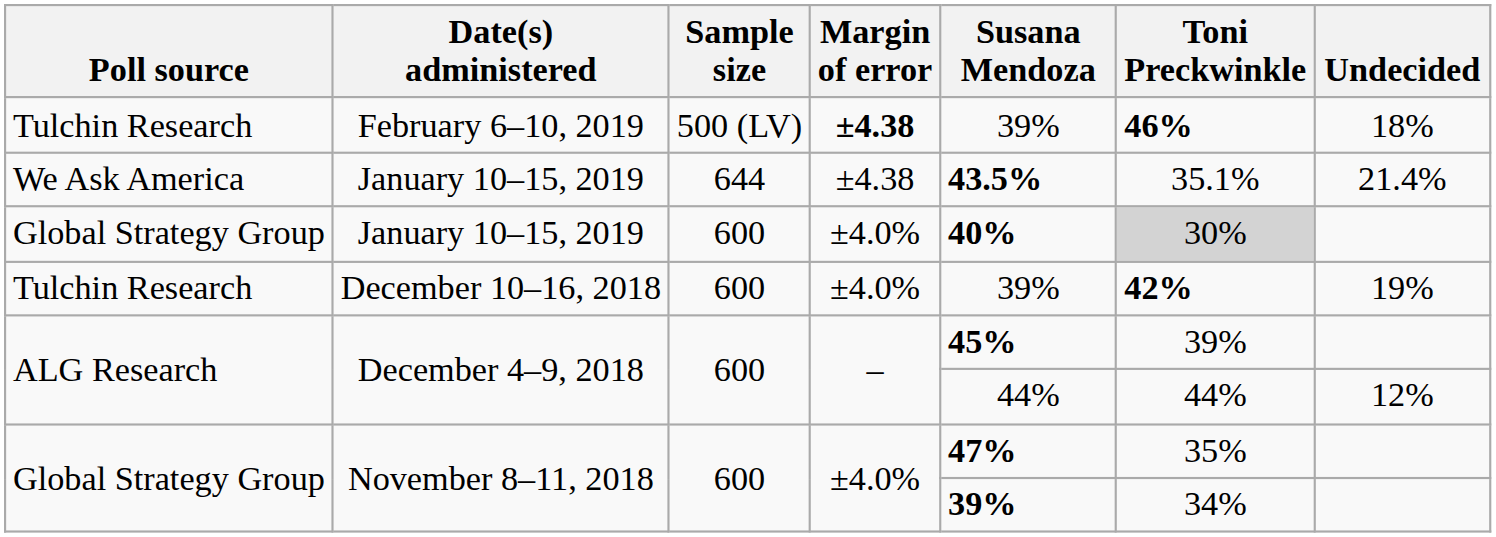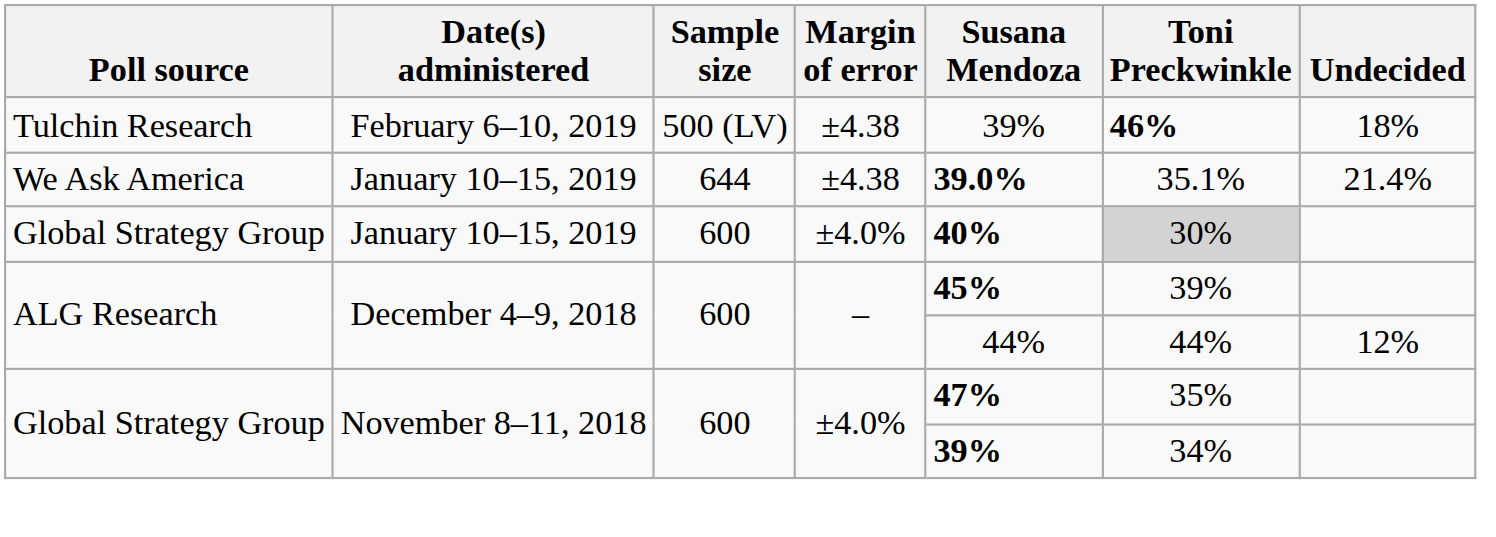(875, 124) bold -> (861, 124) normal
(995, 178) 43.5% -> (981, 178) 39.0%
- row: (133, 287)
